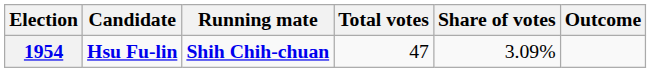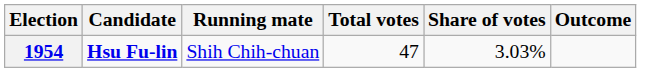(258, 51) bold -> (253, 51) normal
(530, 51) 3.09% -> (520, 51) 3.03%
